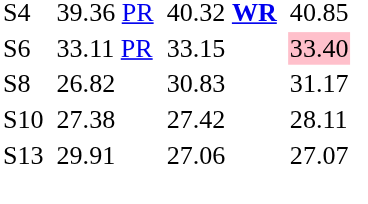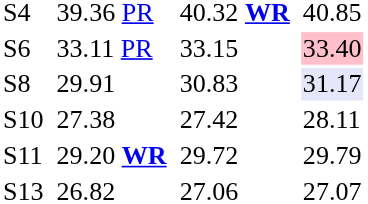(86, 83) 26.82 -> (86, 83) 29.91
(319, 83) no background -> (332, 83) lavender background
+ row: (23, 155)
(86, 155) 29.91 -> (86, 191) 26.82
